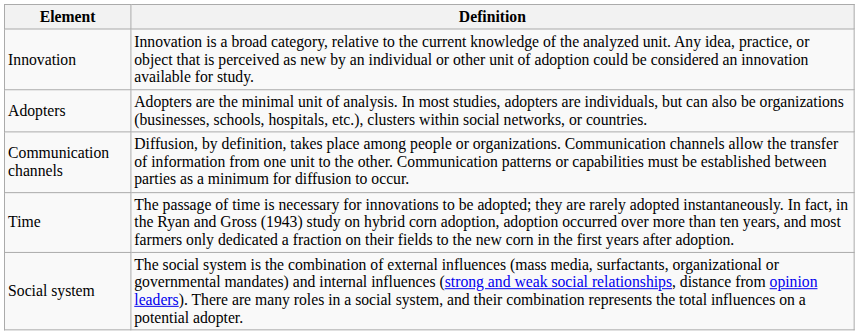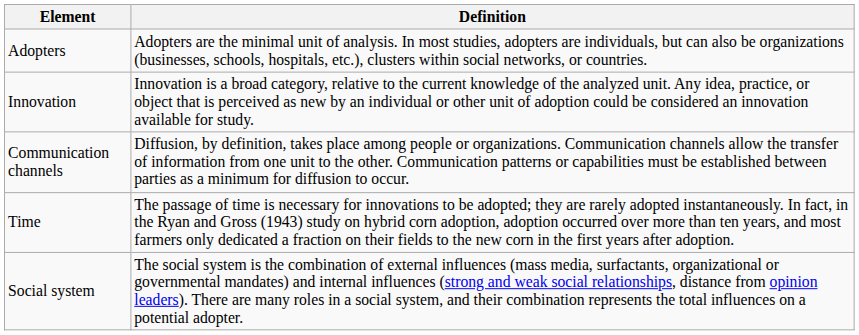rows swapped: (42, 59) <-> (37, 110)
